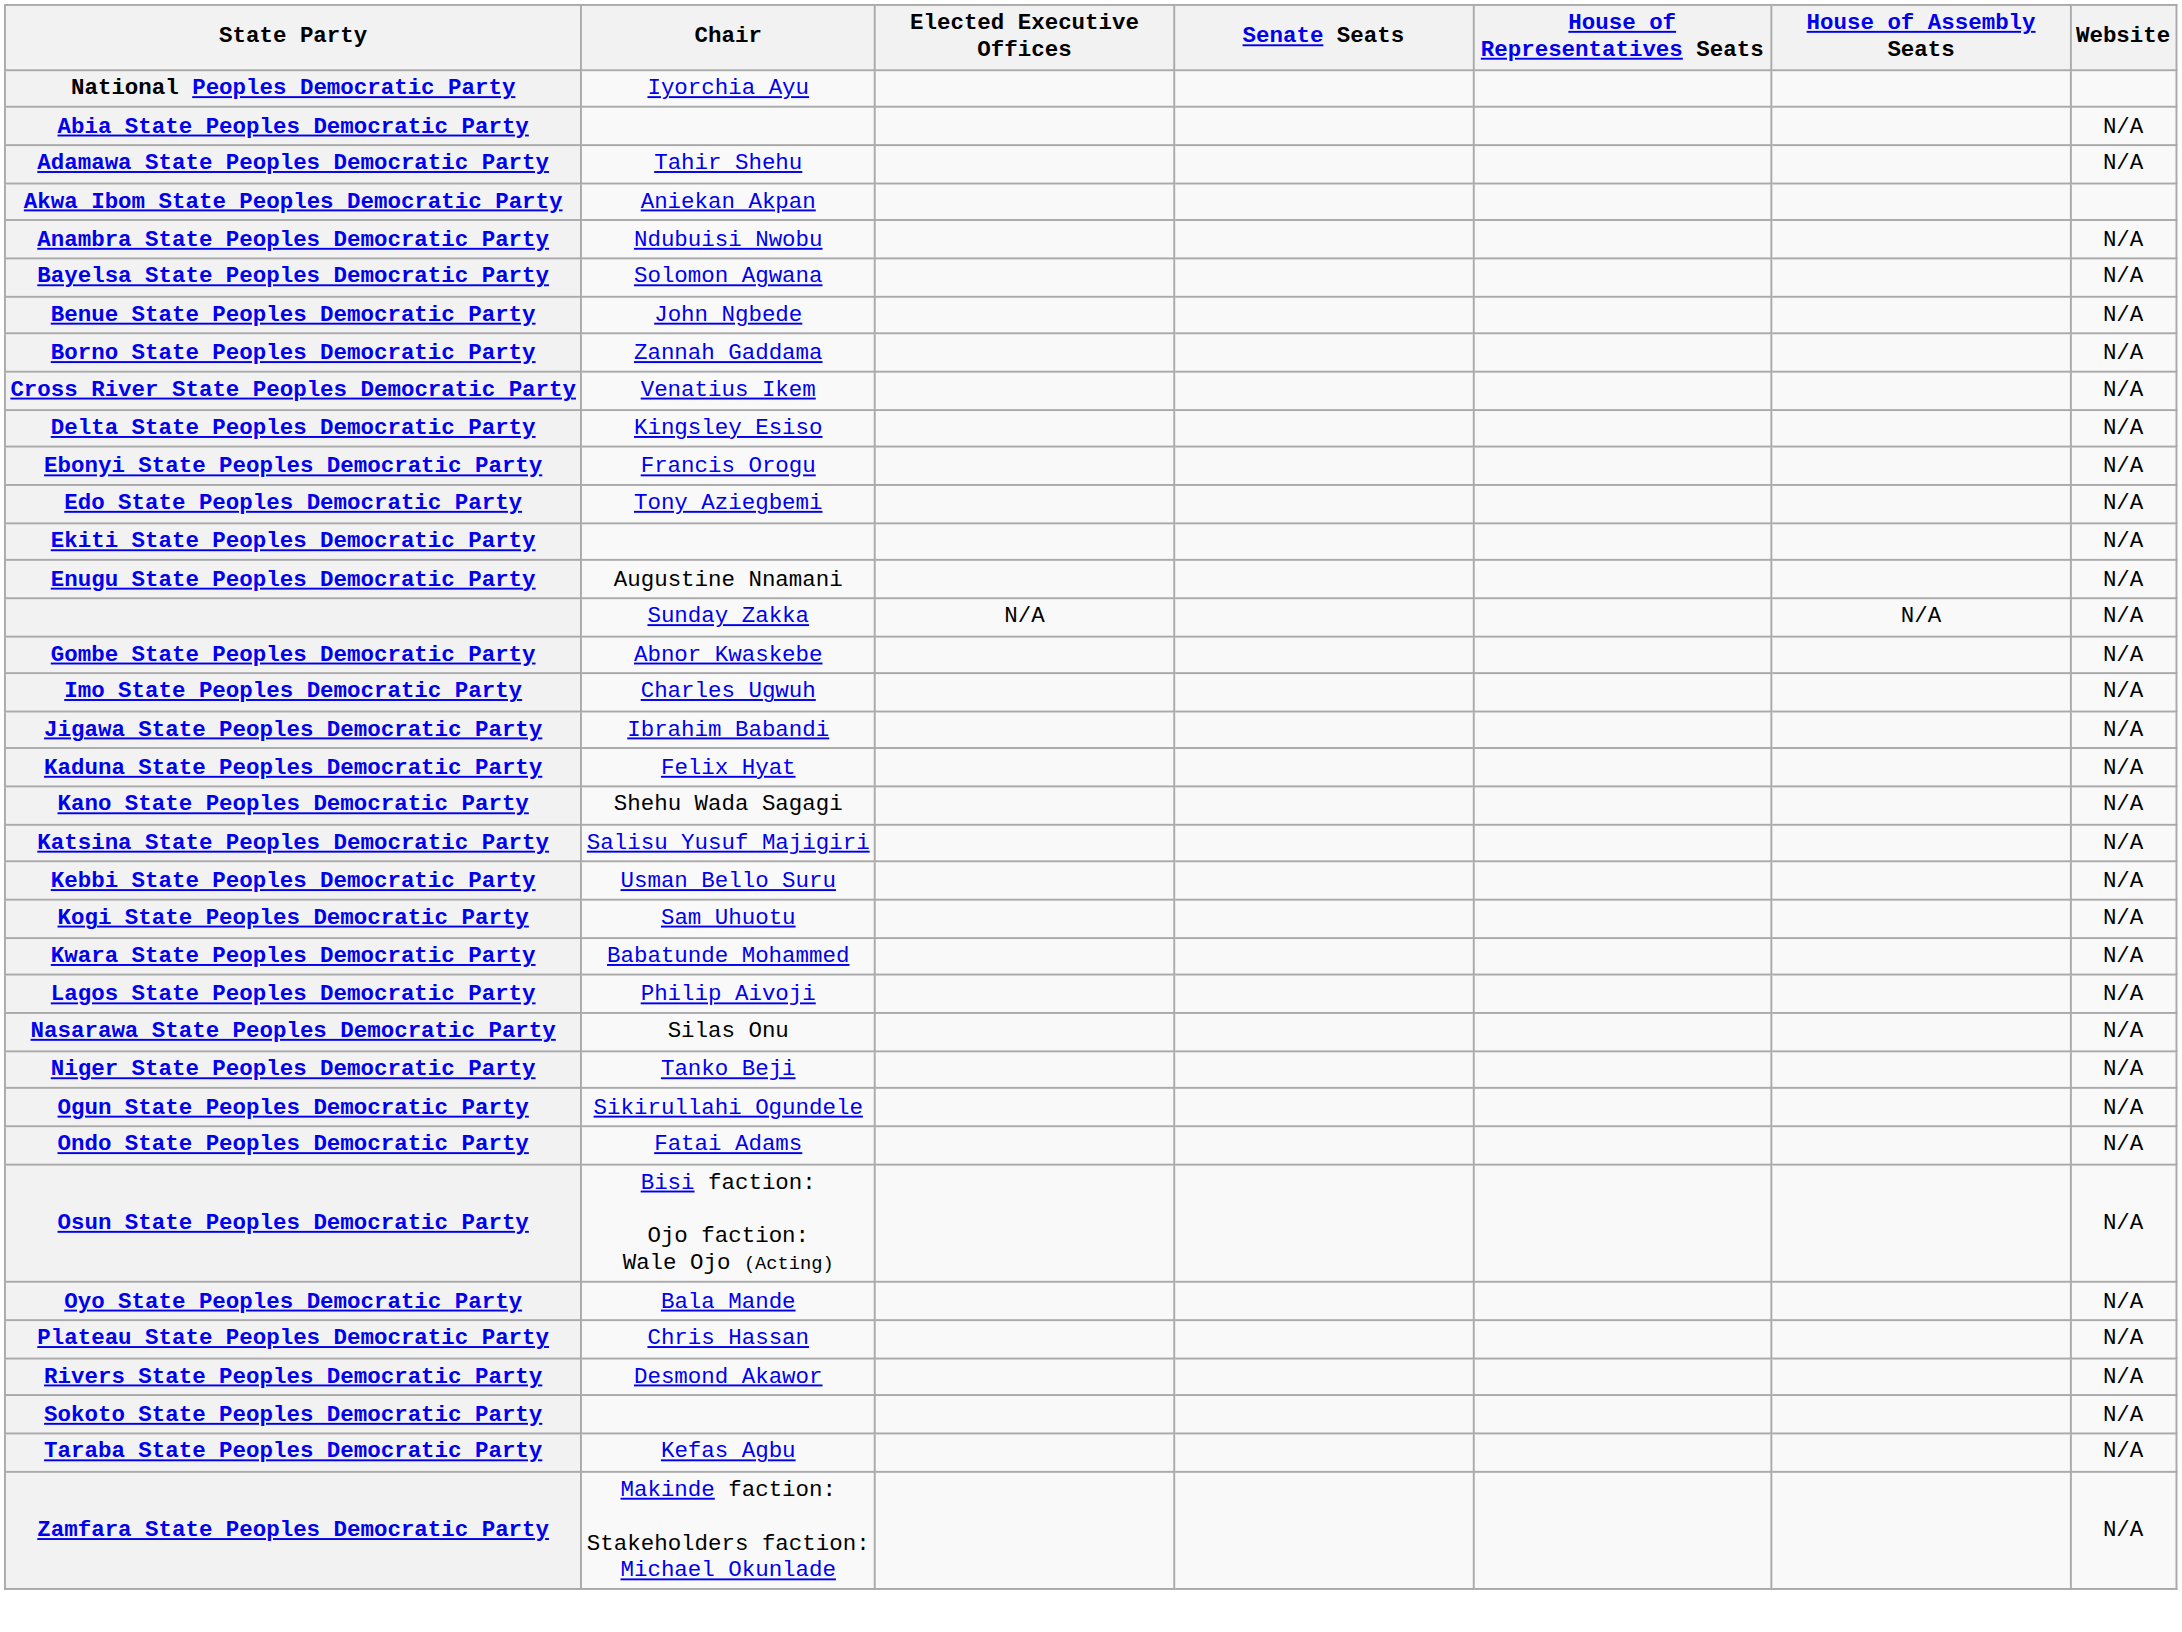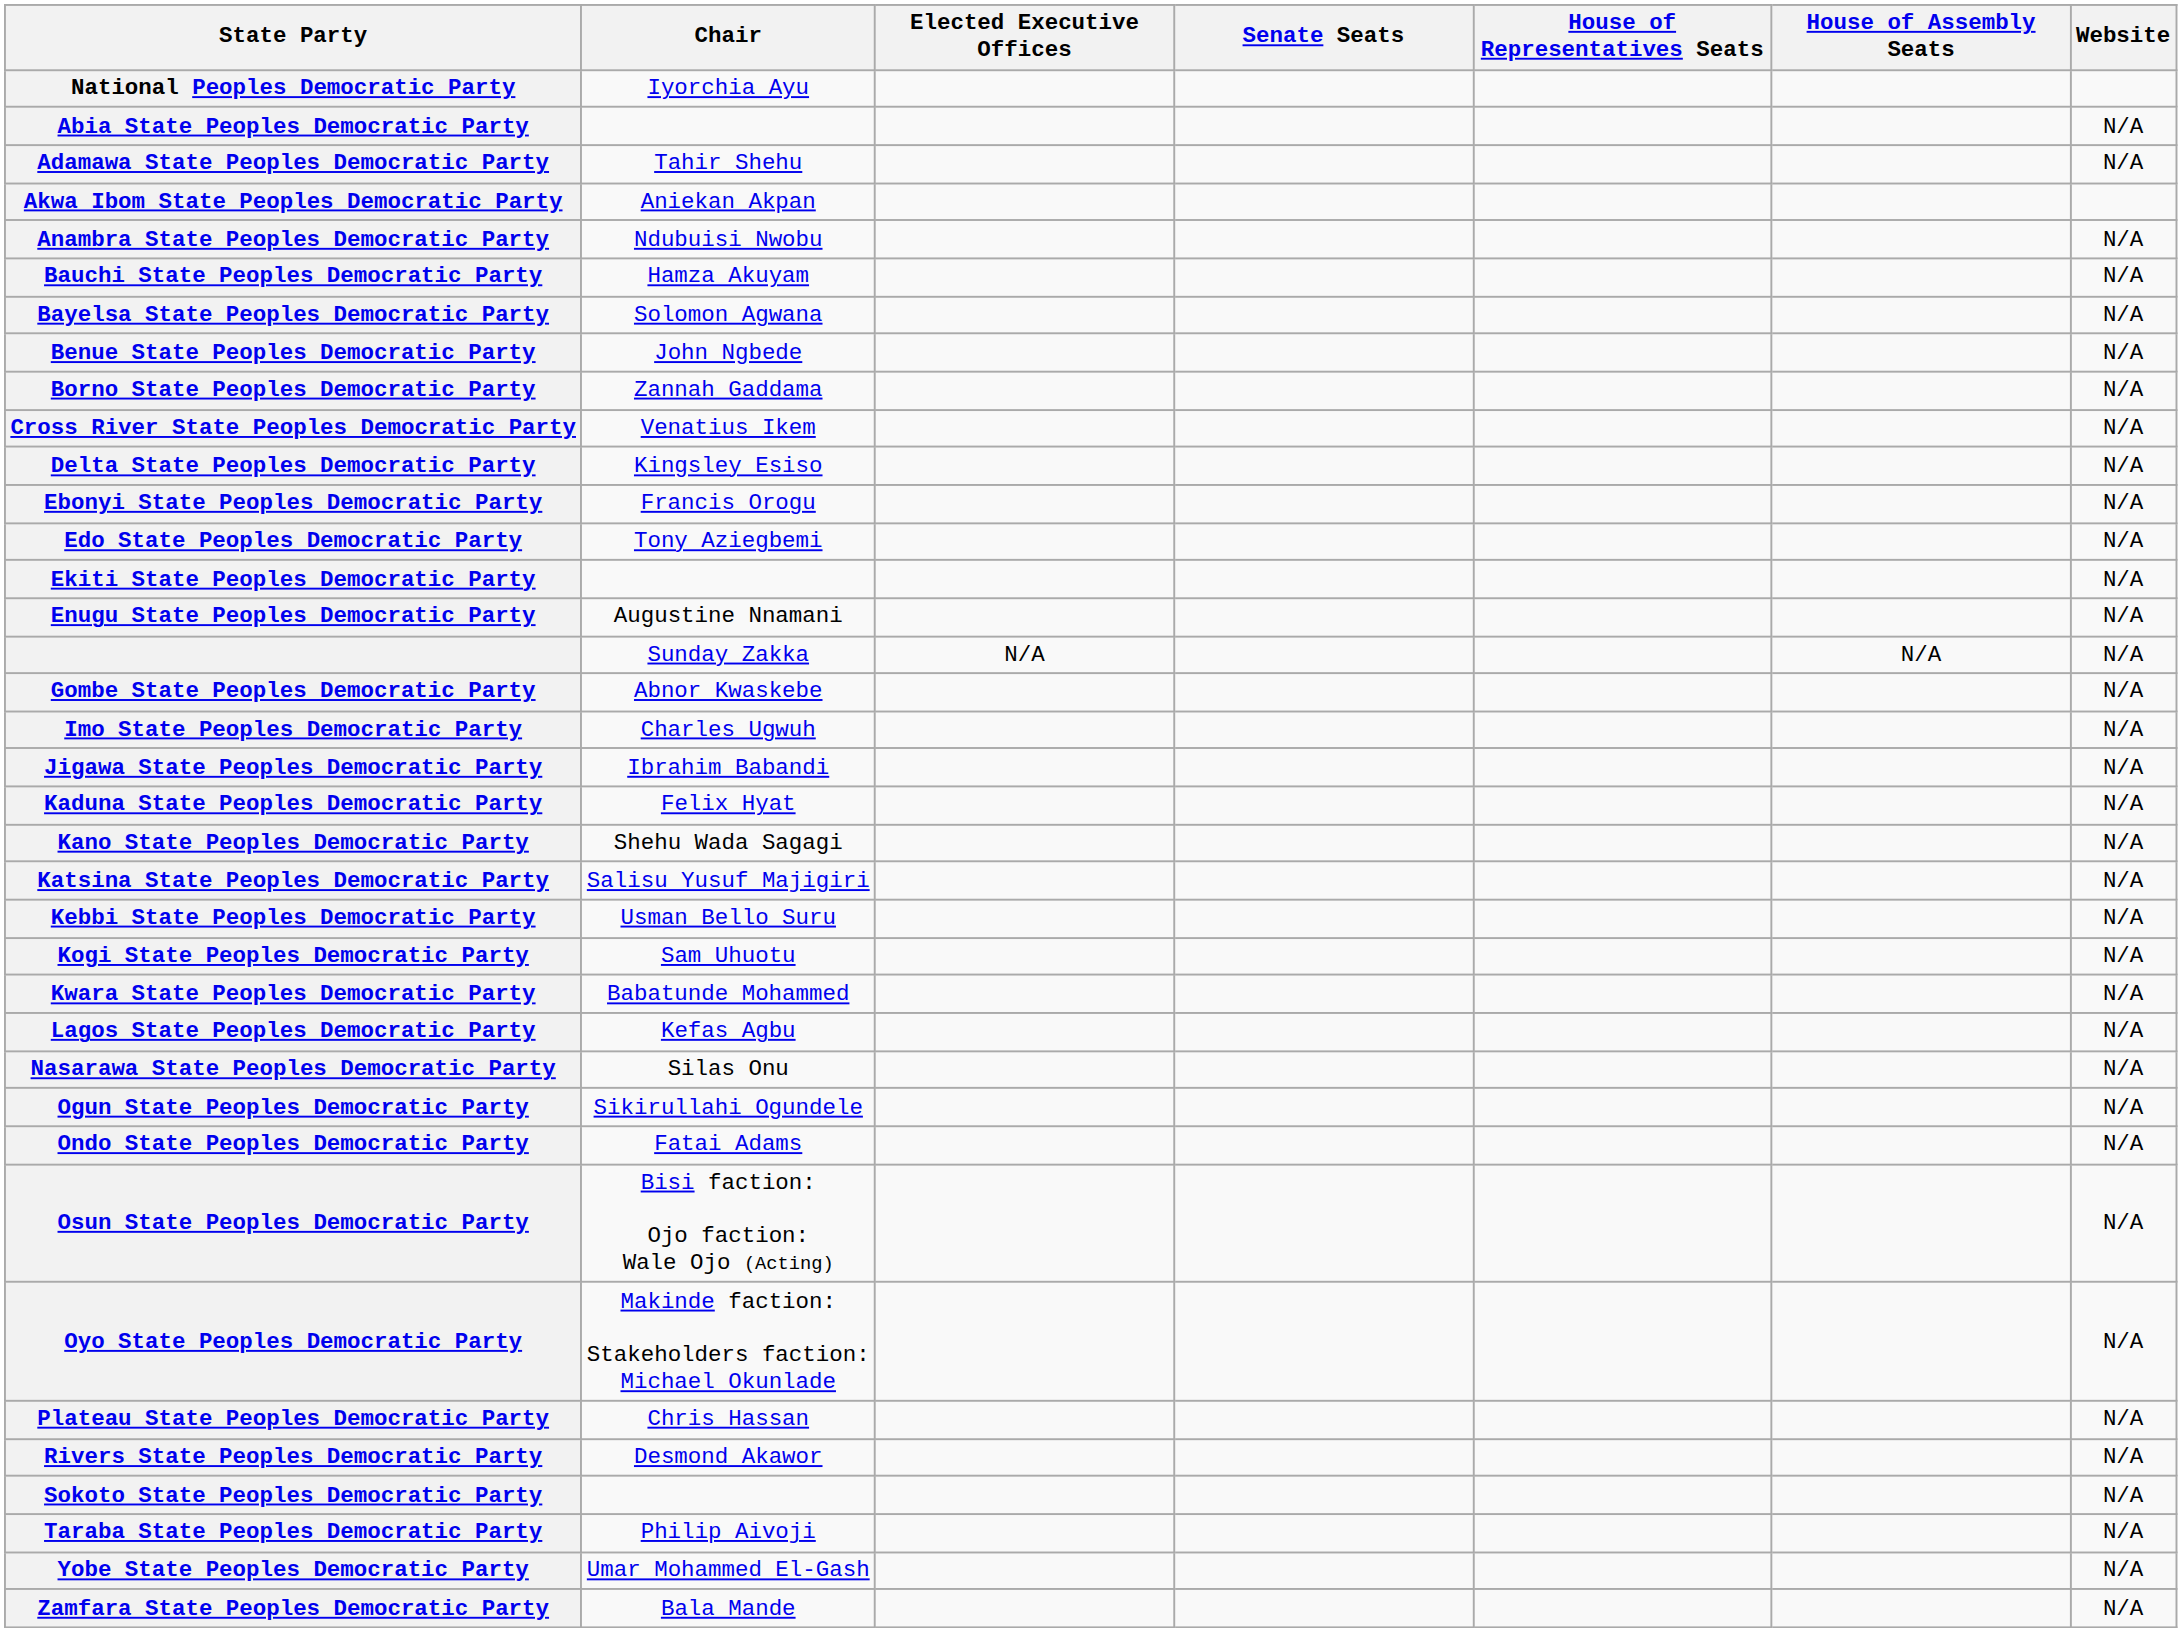+ row: (293, 277)
(728, 994) Philip Aivoji -> (728, 1032) Kefas Agbu
- row: (293, 1069)
(728, 1301) Bala Mande -> (728, 1341) Makinde faction: Stakeholders faction: Michael Okunlade
(728, 1452) Kefas Agbu -> (728, 1533) Philip Aivoji
+ row: (293, 1570)
(728, 1530) Makinde faction: Stakeholders faction: Michael Okunlade -> (728, 1608) Bala Mande
